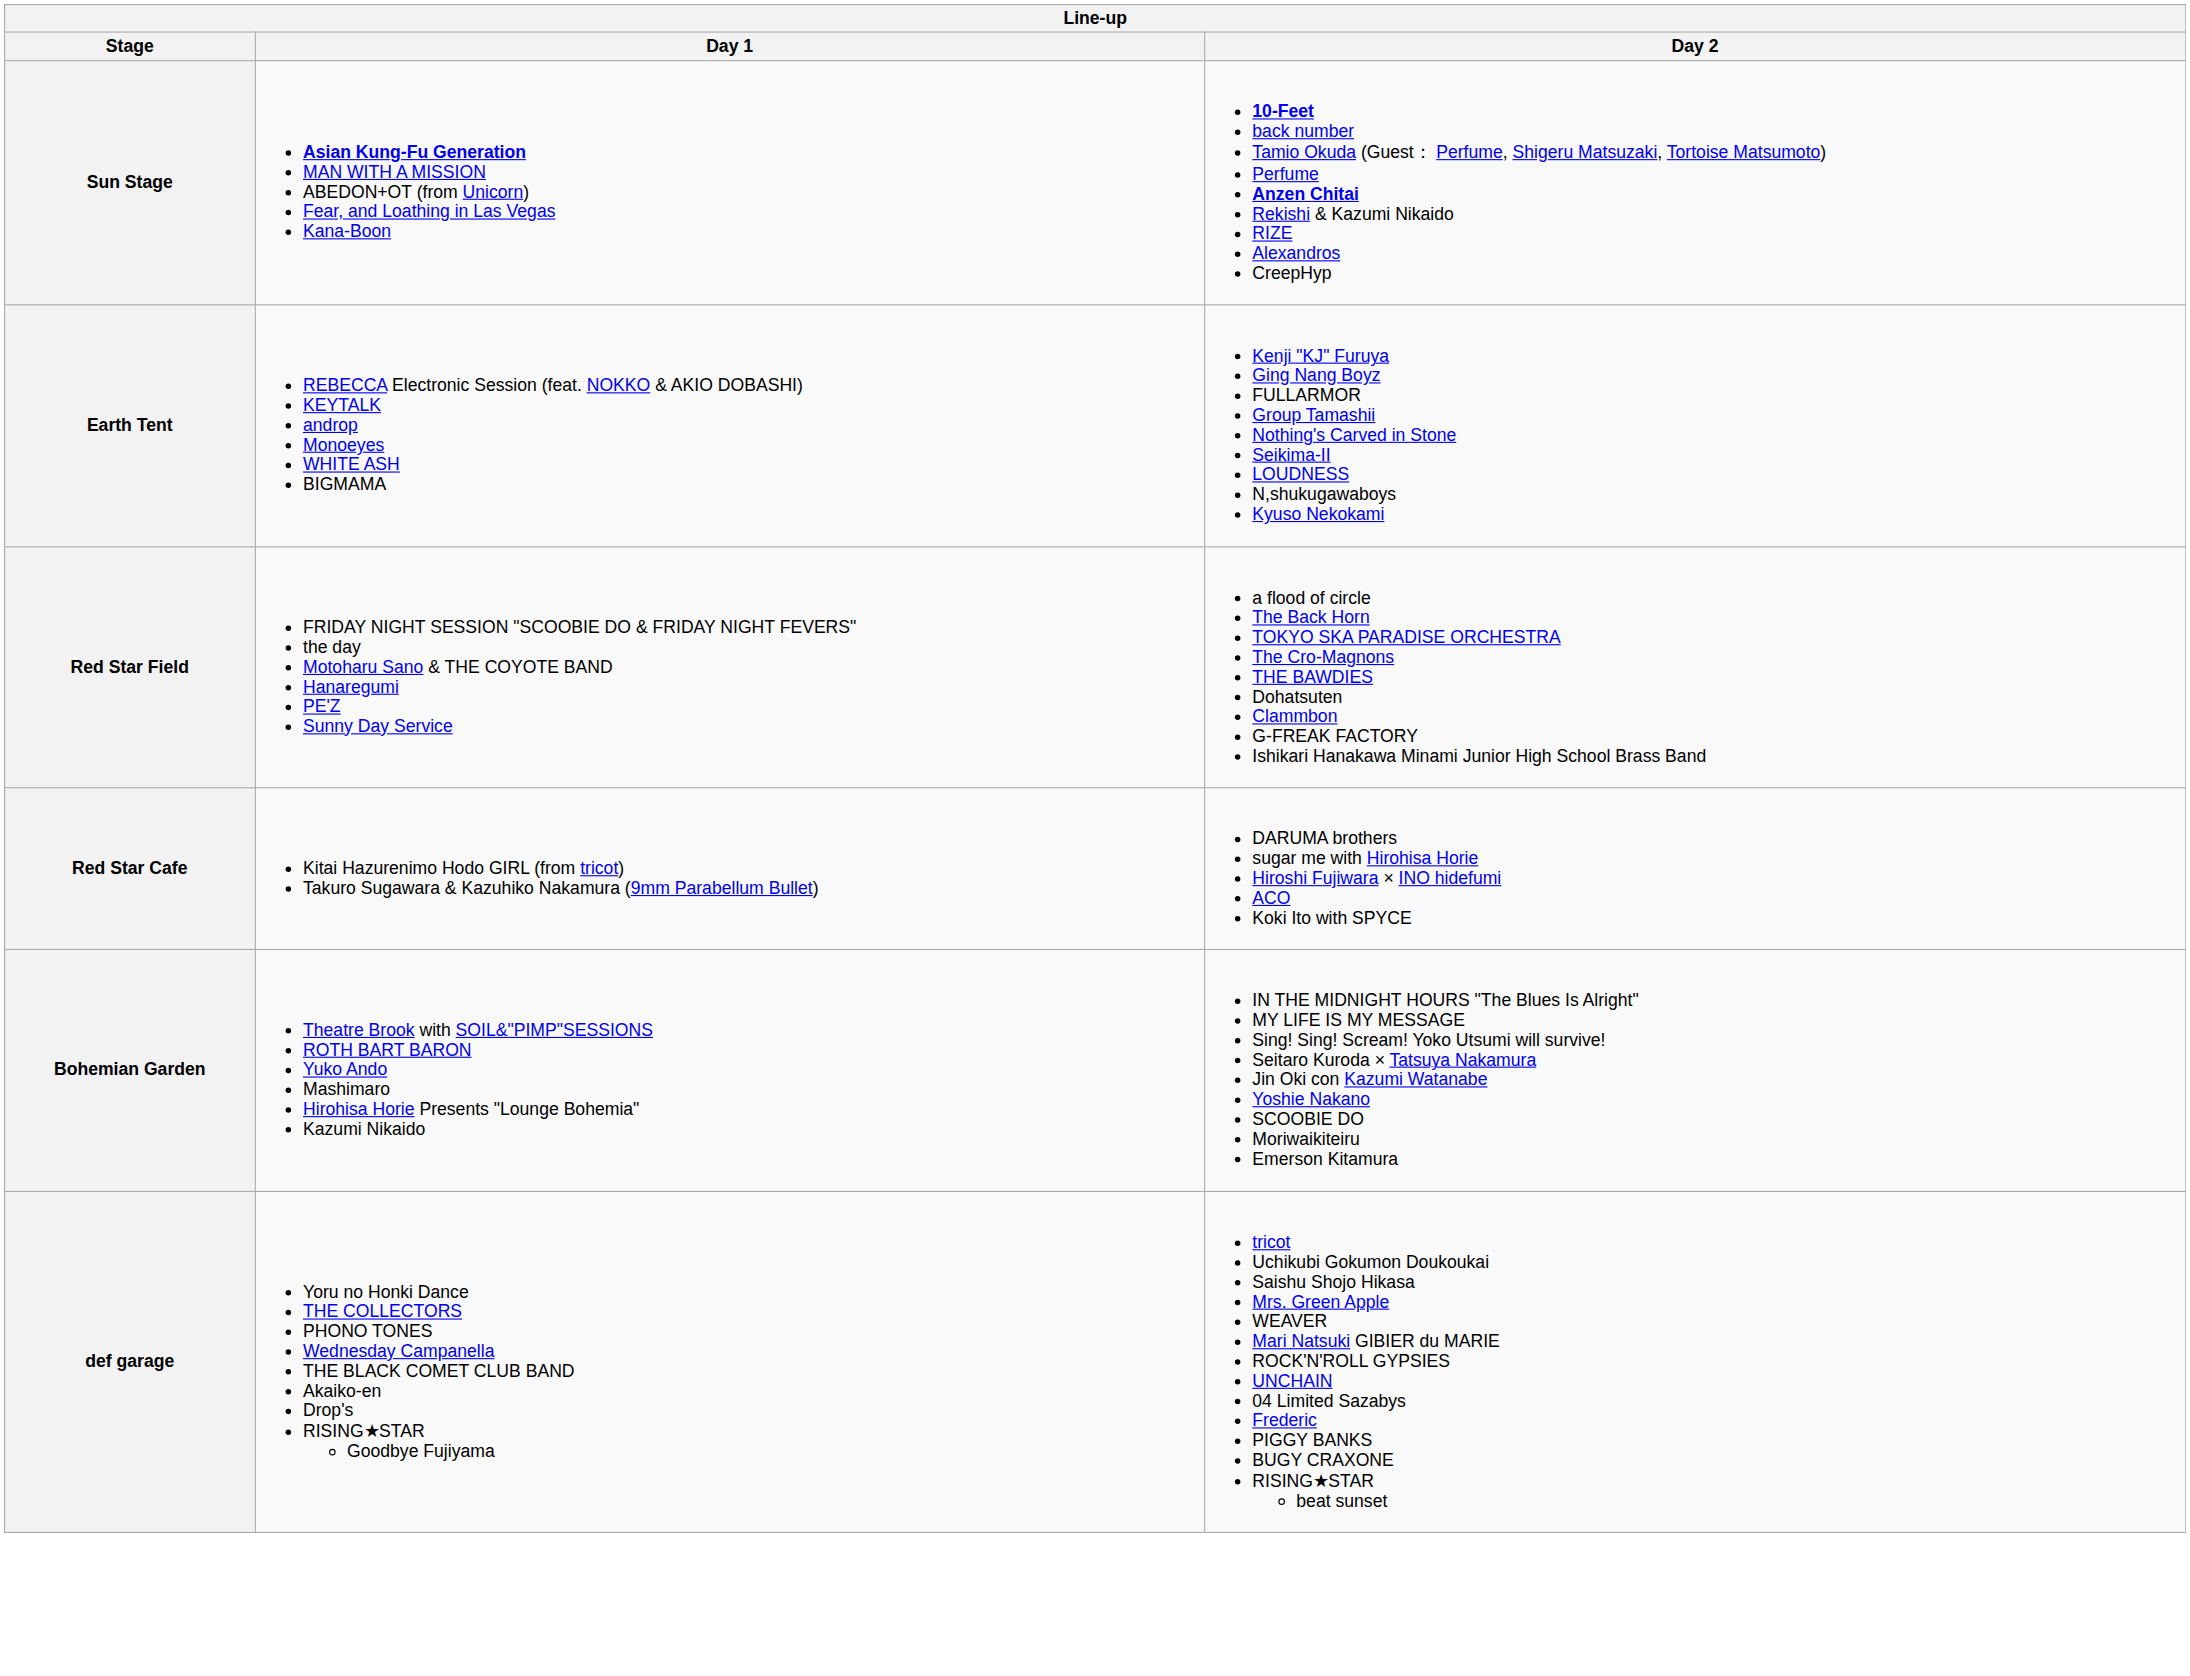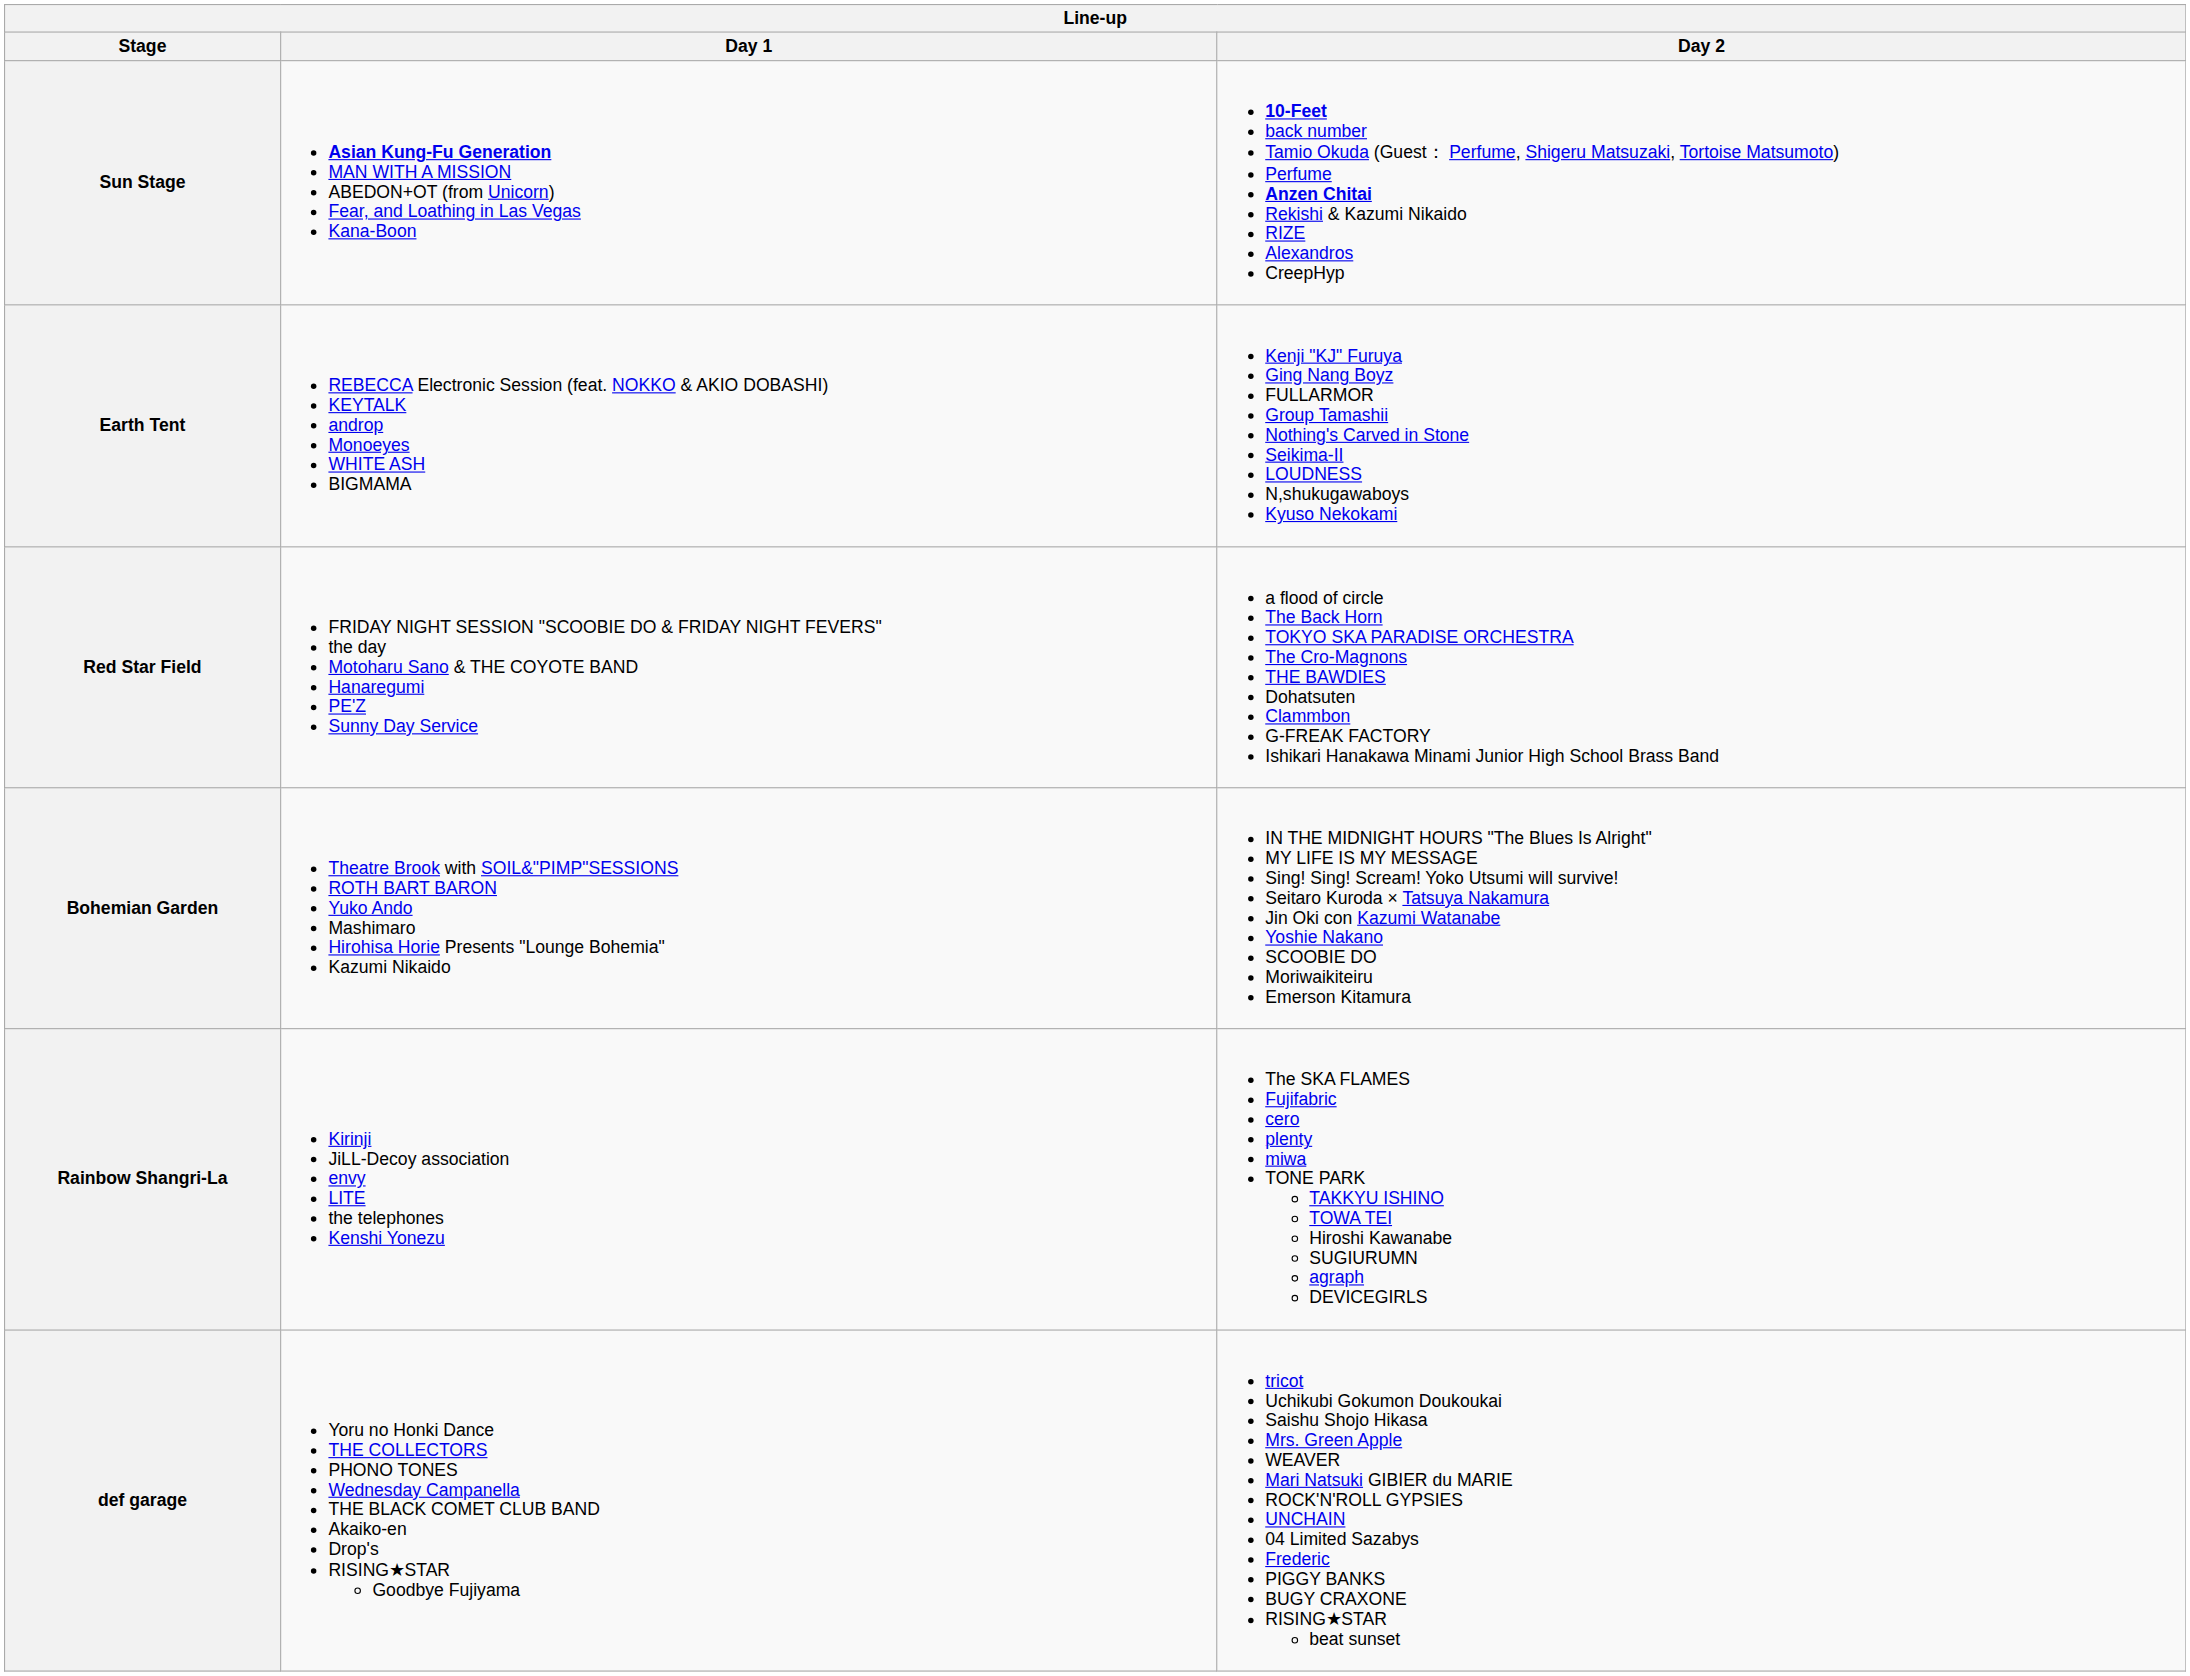- row: (130, 868)
+ row: (142, 1179)
